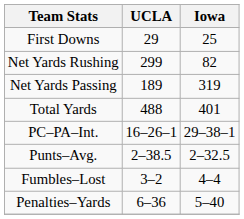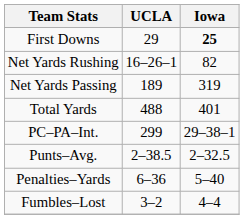(210, 39) normal -> (210, 39) bold
(151, 62) 299 -> (151, 62) 16–26–1
(151, 132) 16–26–1 -> (151, 132) 299
rows swapped: (63, 179) <-> (63, 202)
